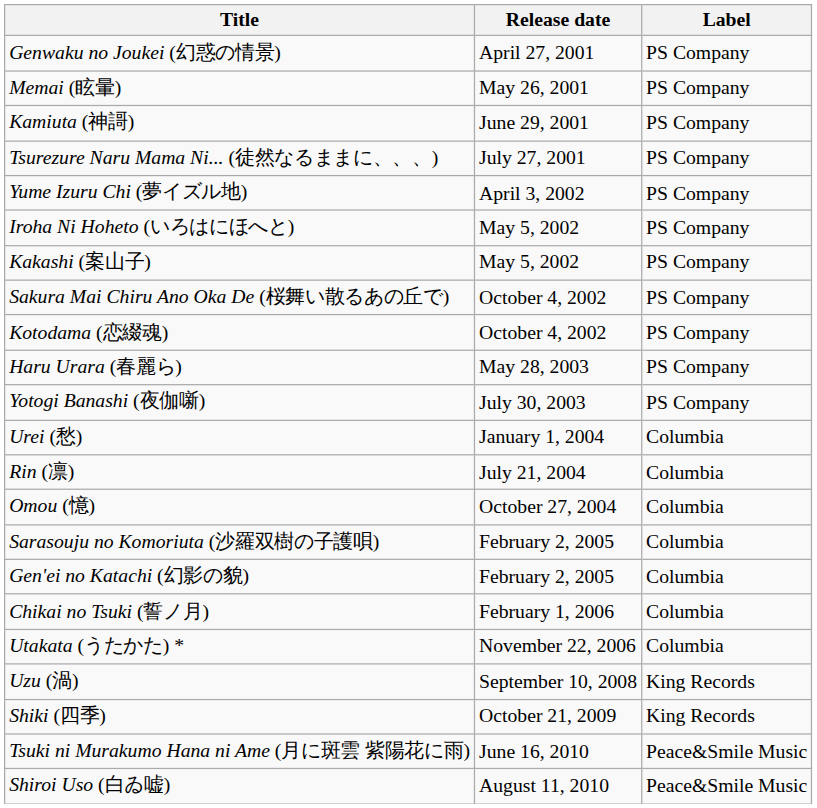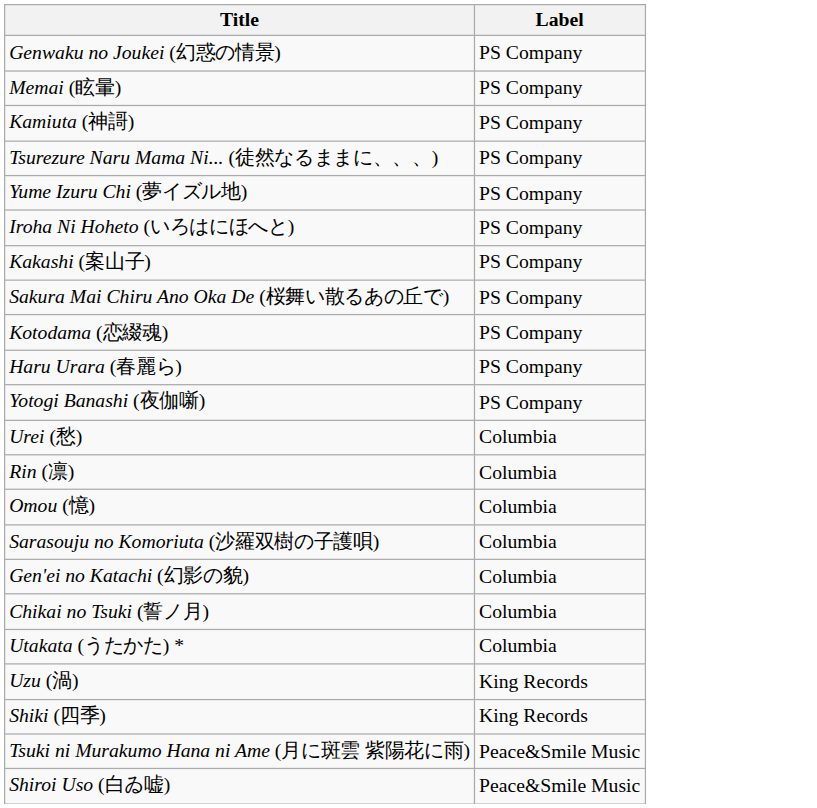- column: (558, 20)
